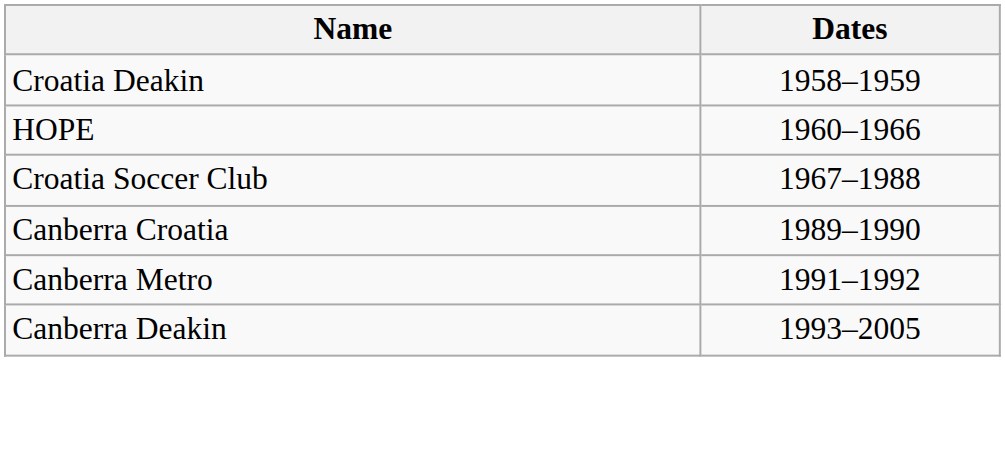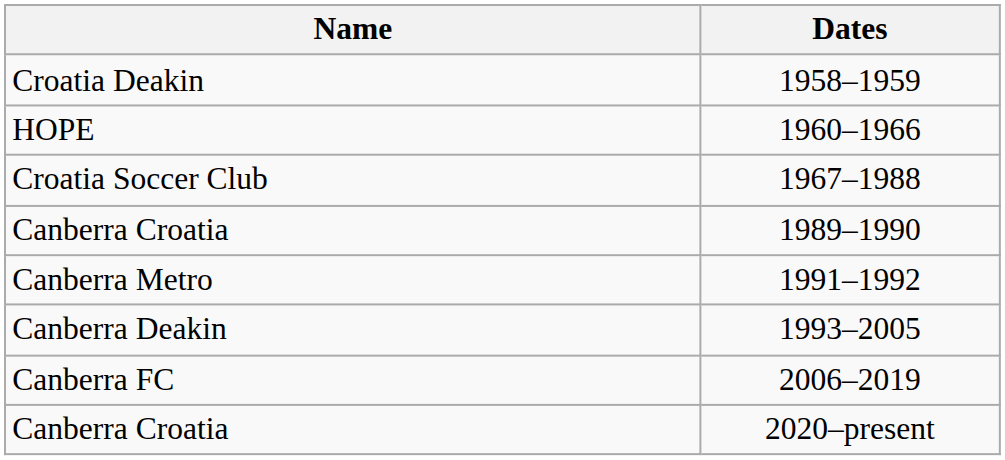+ row: (850, 379)
+ row: (850, 429)
